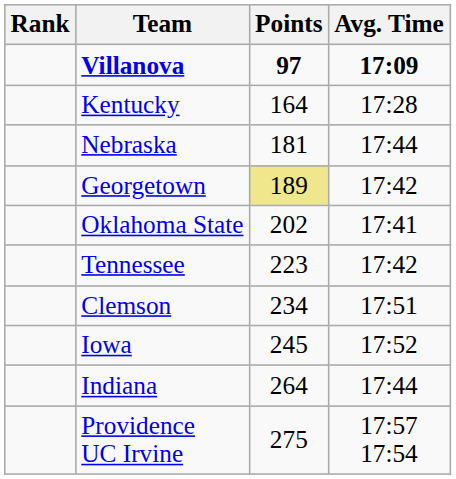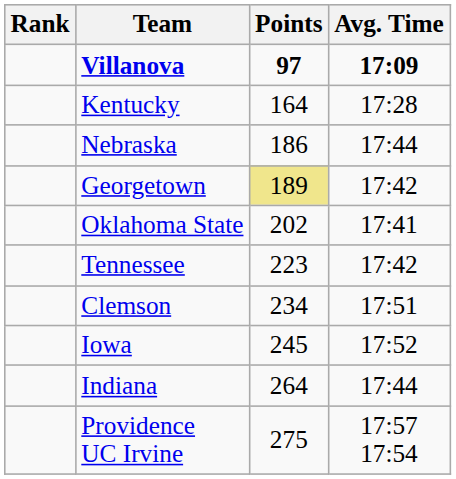(289, 144) 181 -> (289, 144) 186
